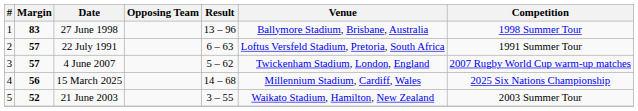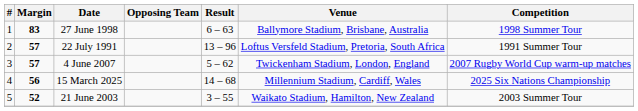(220, 30) 13 – 96 -> (220, 30) 6 – 63
(220, 47) 6 – 63 -> (220, 47) 13 – 96
